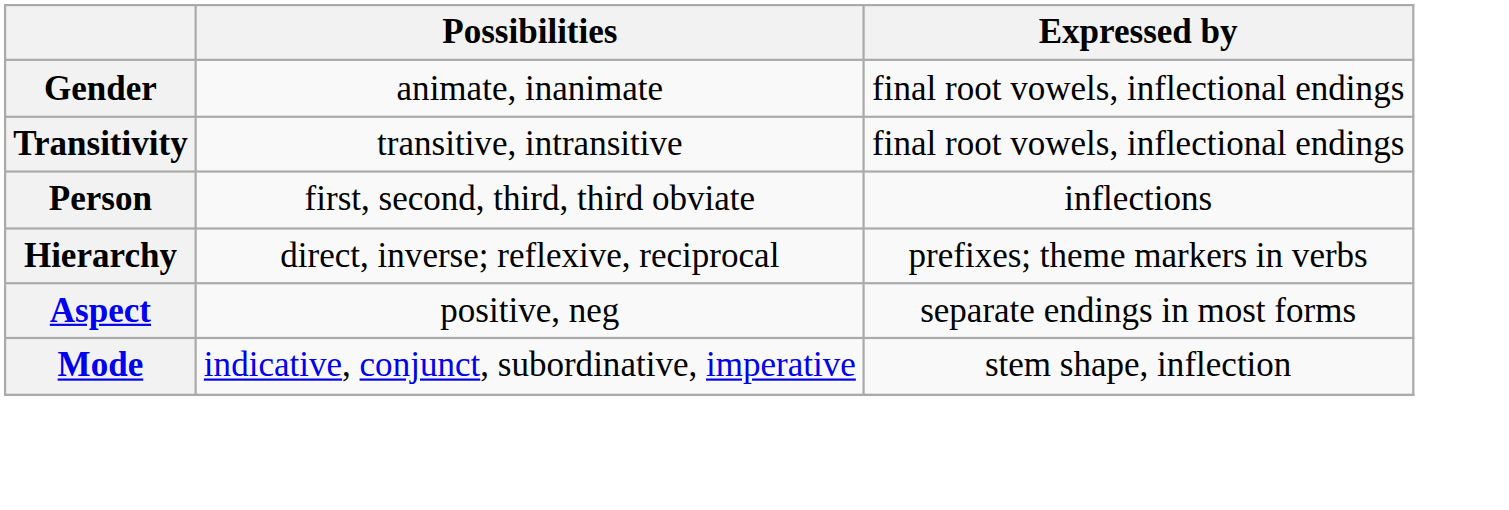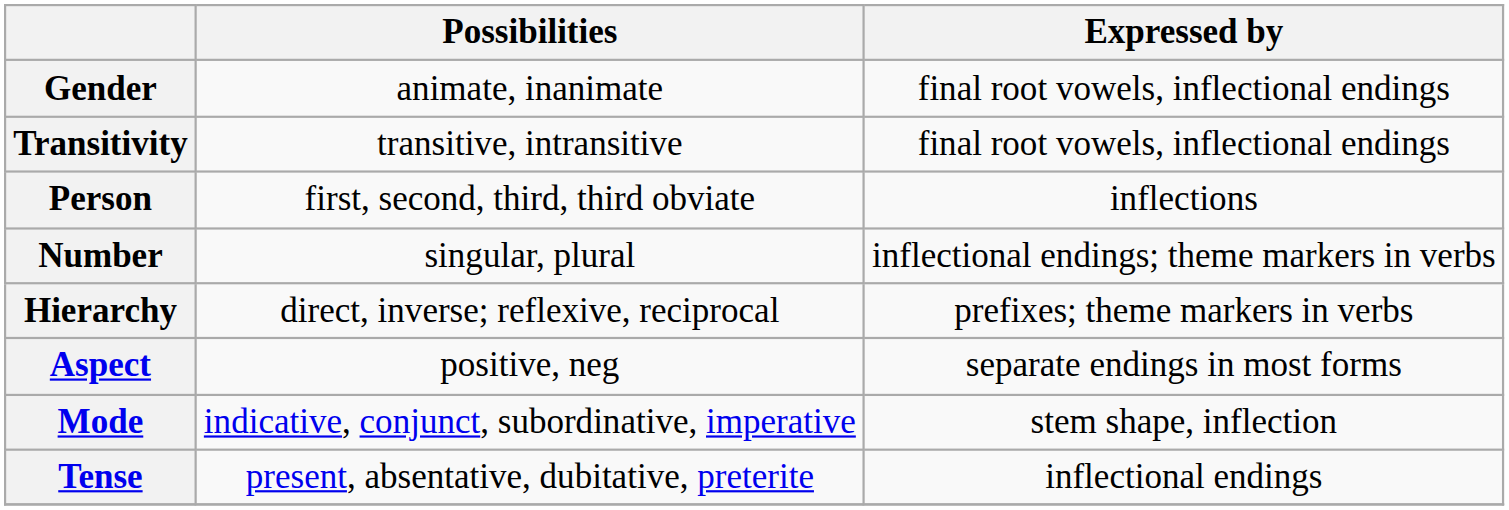+ row: (100, 254)
+ row: (100, 476)
